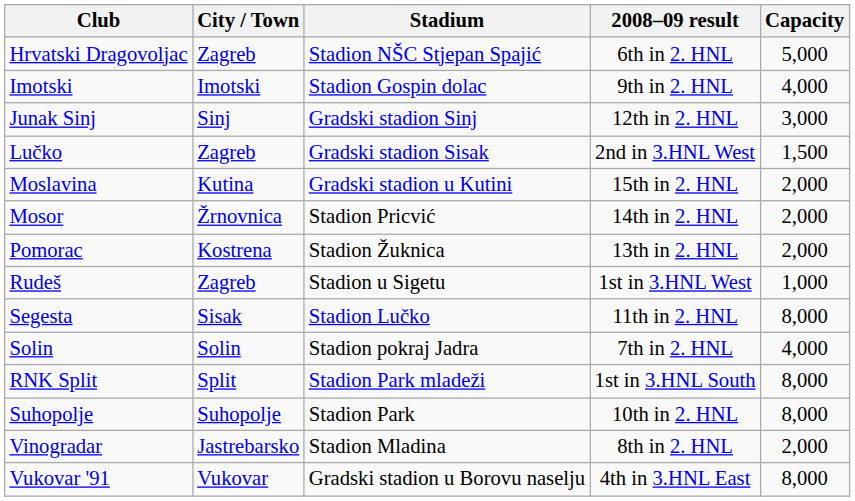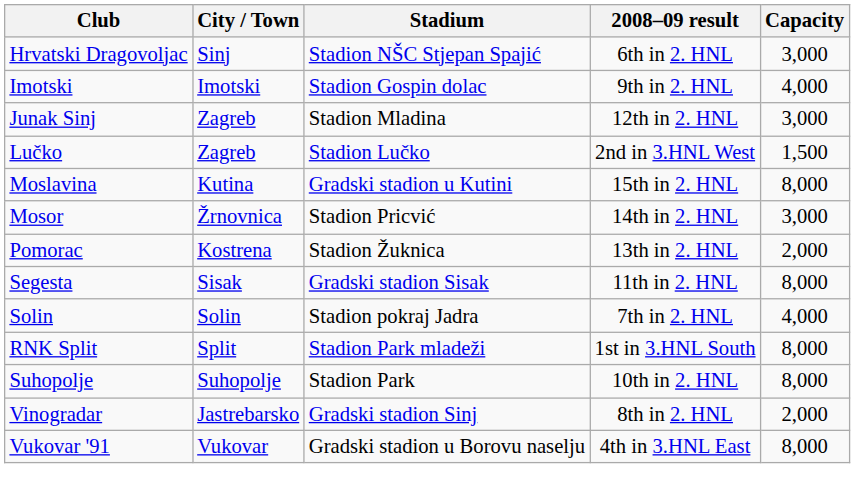(226, 53) Zagreb -> (214, 53) Sinj
(805, 53) 5,000 -> (805, 53) 3,000
(214, 119) Sinj -> (226, 119) Zagreb
(393, 119) Gradski stadion Sinj -> (377, 119) Stadion Mladina
(399, 151) Gradski stadion Sisak -> (369, 151) Stadion Lučko
(805, 184) 2,000 -> (805, 184) 8,000
(805, 217) 2,000 -> (805, 217) 3,000
- row: (35, 282)
(369, 315) Stadion Lučko -> (399, 282) Gradski stadion Sisak
(377, 446) Stadion Mladina -> (393, 413) Gradski stadion Sinj
